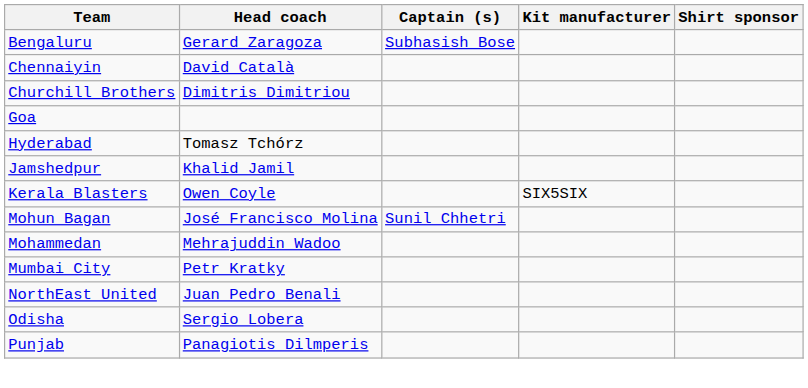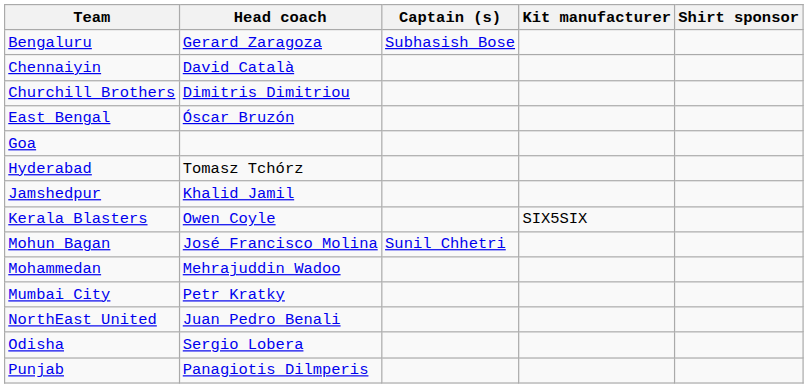+ row: (59, 118)
